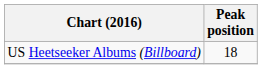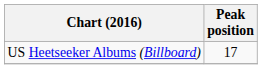(231, 52) 18 -> (231, 52) 17
